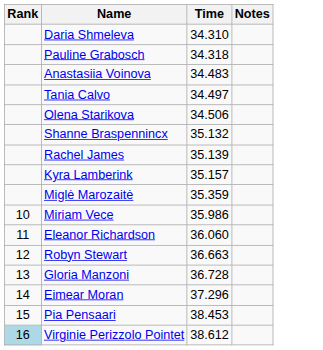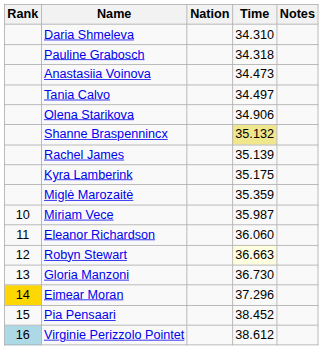+ column: (210, 14)
(209, 74) 34.483 -> (255, 74) 34.473
(209, 114) 34.506 -> (255, 114) 34.906
(209, 134) no background -> (255, 134) khaki background
(209, 174) 35.157 -> (255, 174) 35.175
(209, 214) 35.986 -> (255, 214) 35.987
(209, 255) no background -> (255, 255) lightyellow background
(209, 275) 36.728 -> (255, 275) 36.730
(23, 295) no background -> (23, 295) gold background
(209, 315) 38.453 -> (255, 315) 38.452
